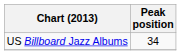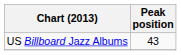(153, 41) 34 -> (153, 41) 43
